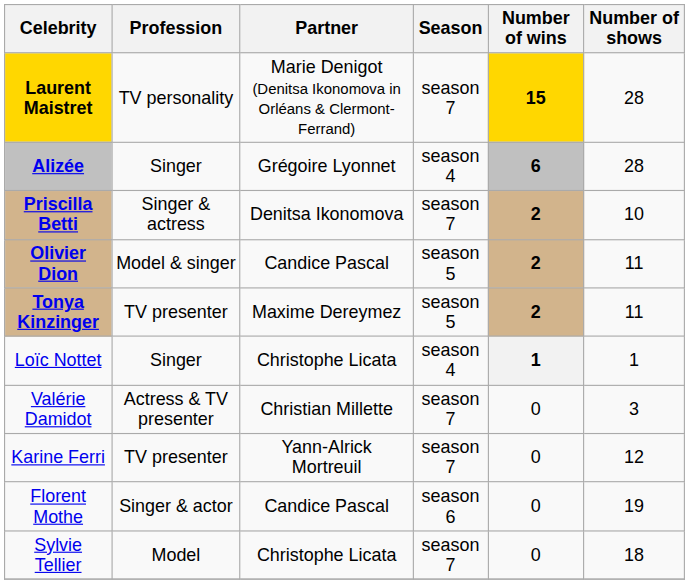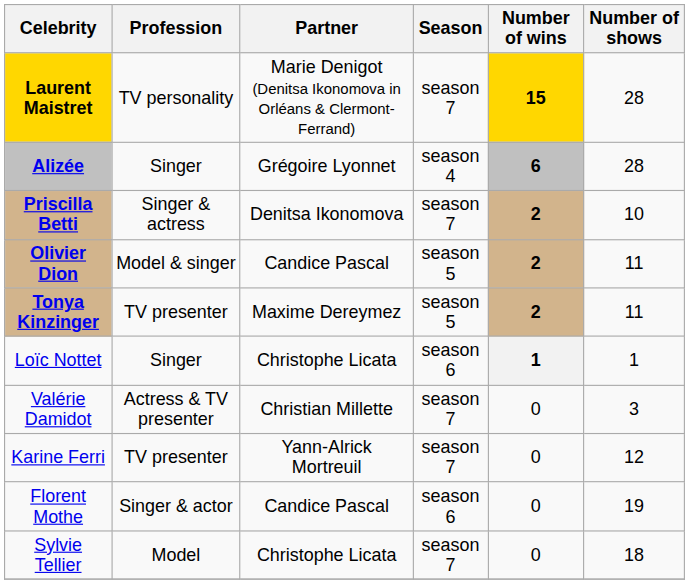(451, 360) season 4 -> (451, 360) season 6
